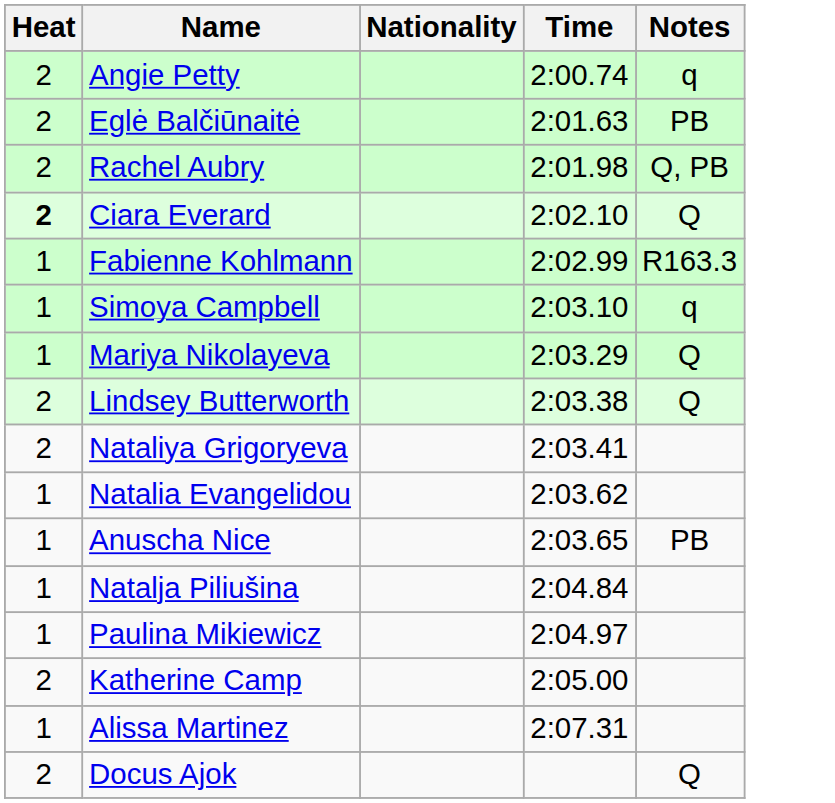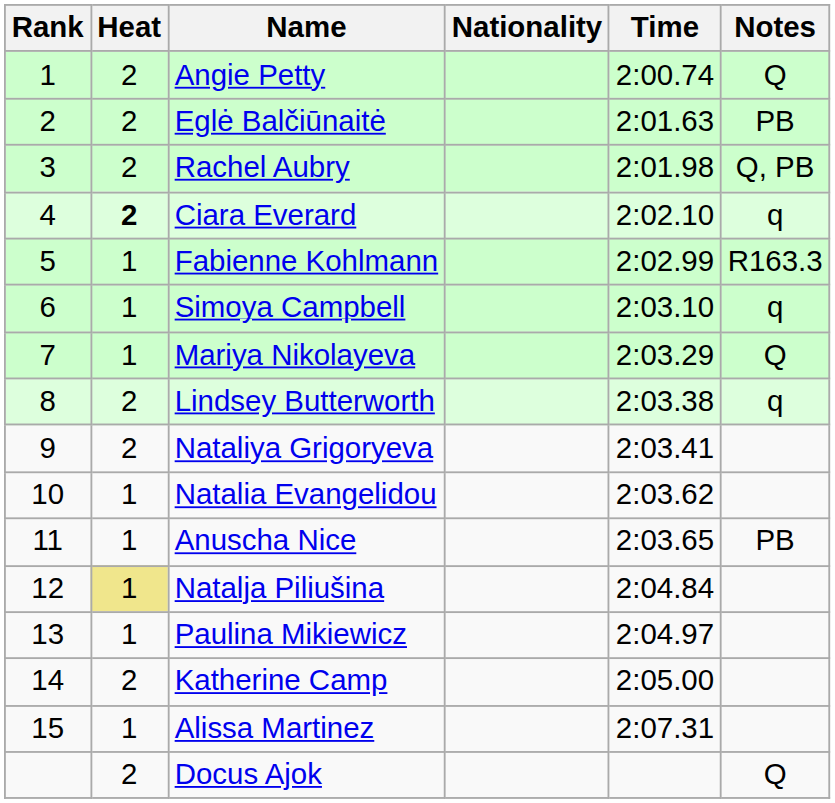+ column: (48, 27)
(690, 74) q -> (775, 74) Q
(690, 214) Q -> (775, 214) q
(690, 401) Q -> (775, 401) q
(44, 588) no background -> (129, 588) khaki background
